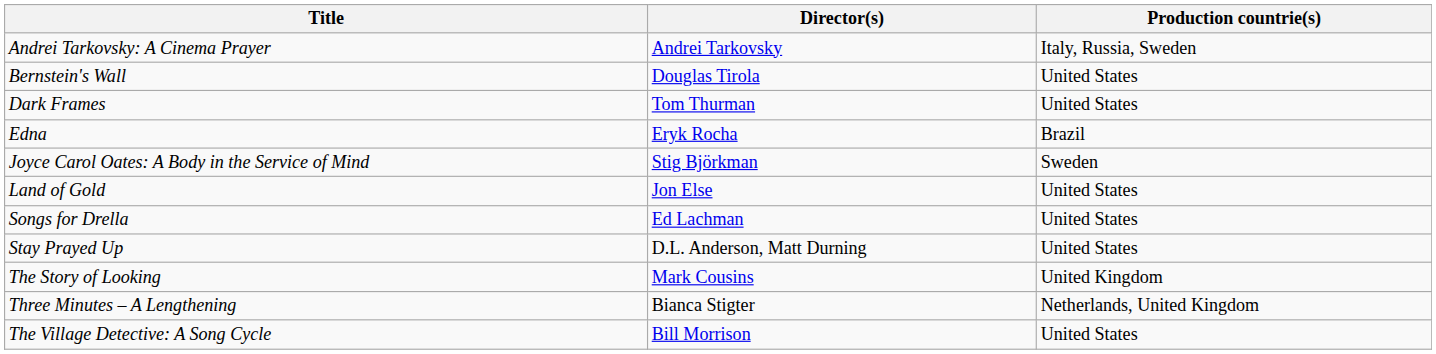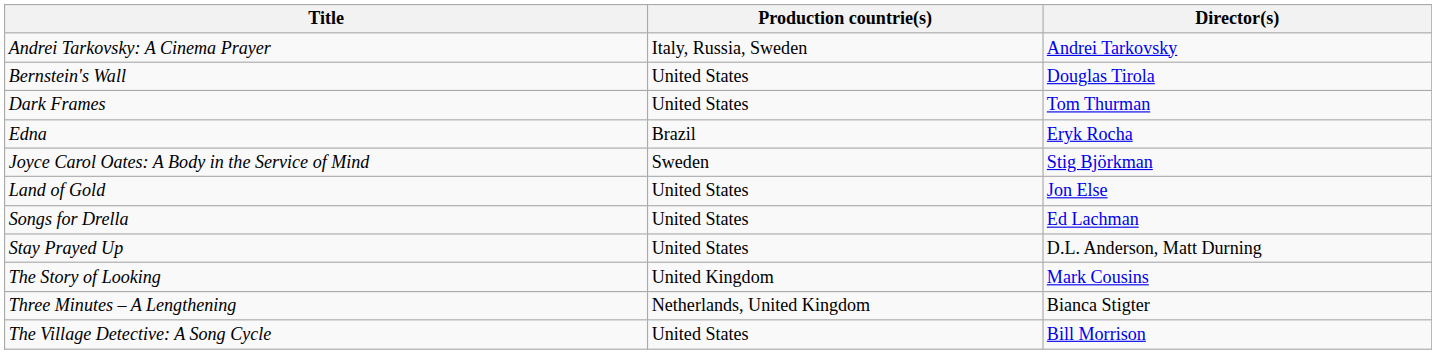columns swapped: (842, 18) <-> (1234, 18)
